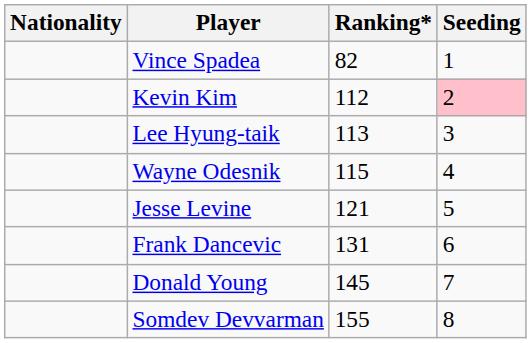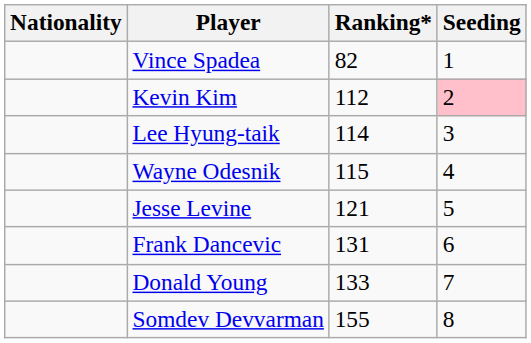(352, 134) 113 -> (352, 134) 114
(352, 282) 145 -> (352, 282) 133
